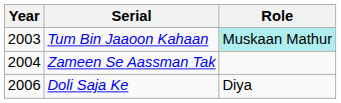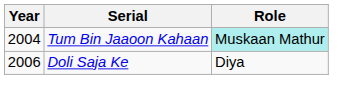(24, 39) 2003 -> (24, 39) 2004
- row: (132, 62)
